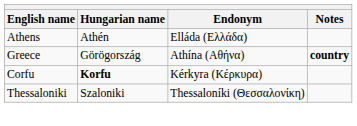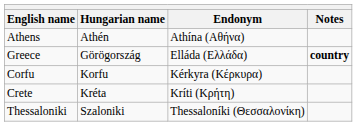(209, 37) Elláda (Ελλάδα) -> (207, 37) Athína (Αθήνα)
(207, 56) Athína (Αθήνα) -> (209, 56) Elláda (Ελλάδα)
(96, 74) bold -> (94, 74) normal
+ row: (20, 93)
